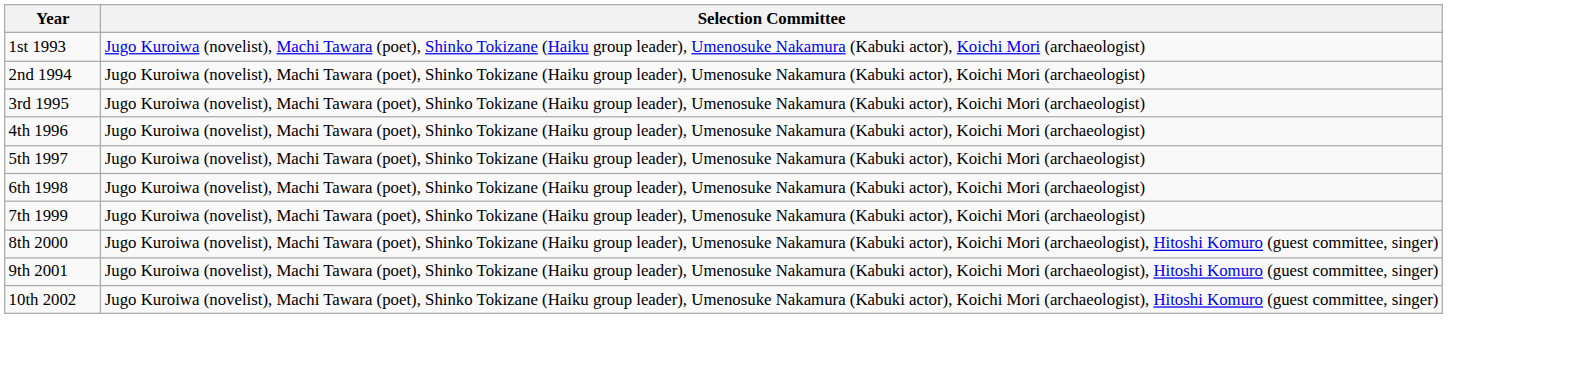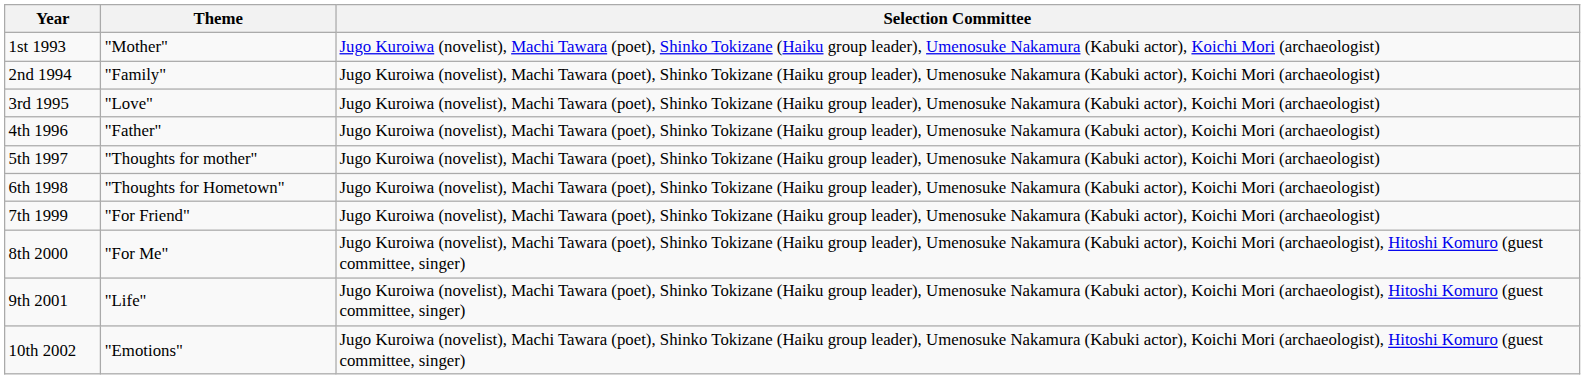+ column: (218, 18)
